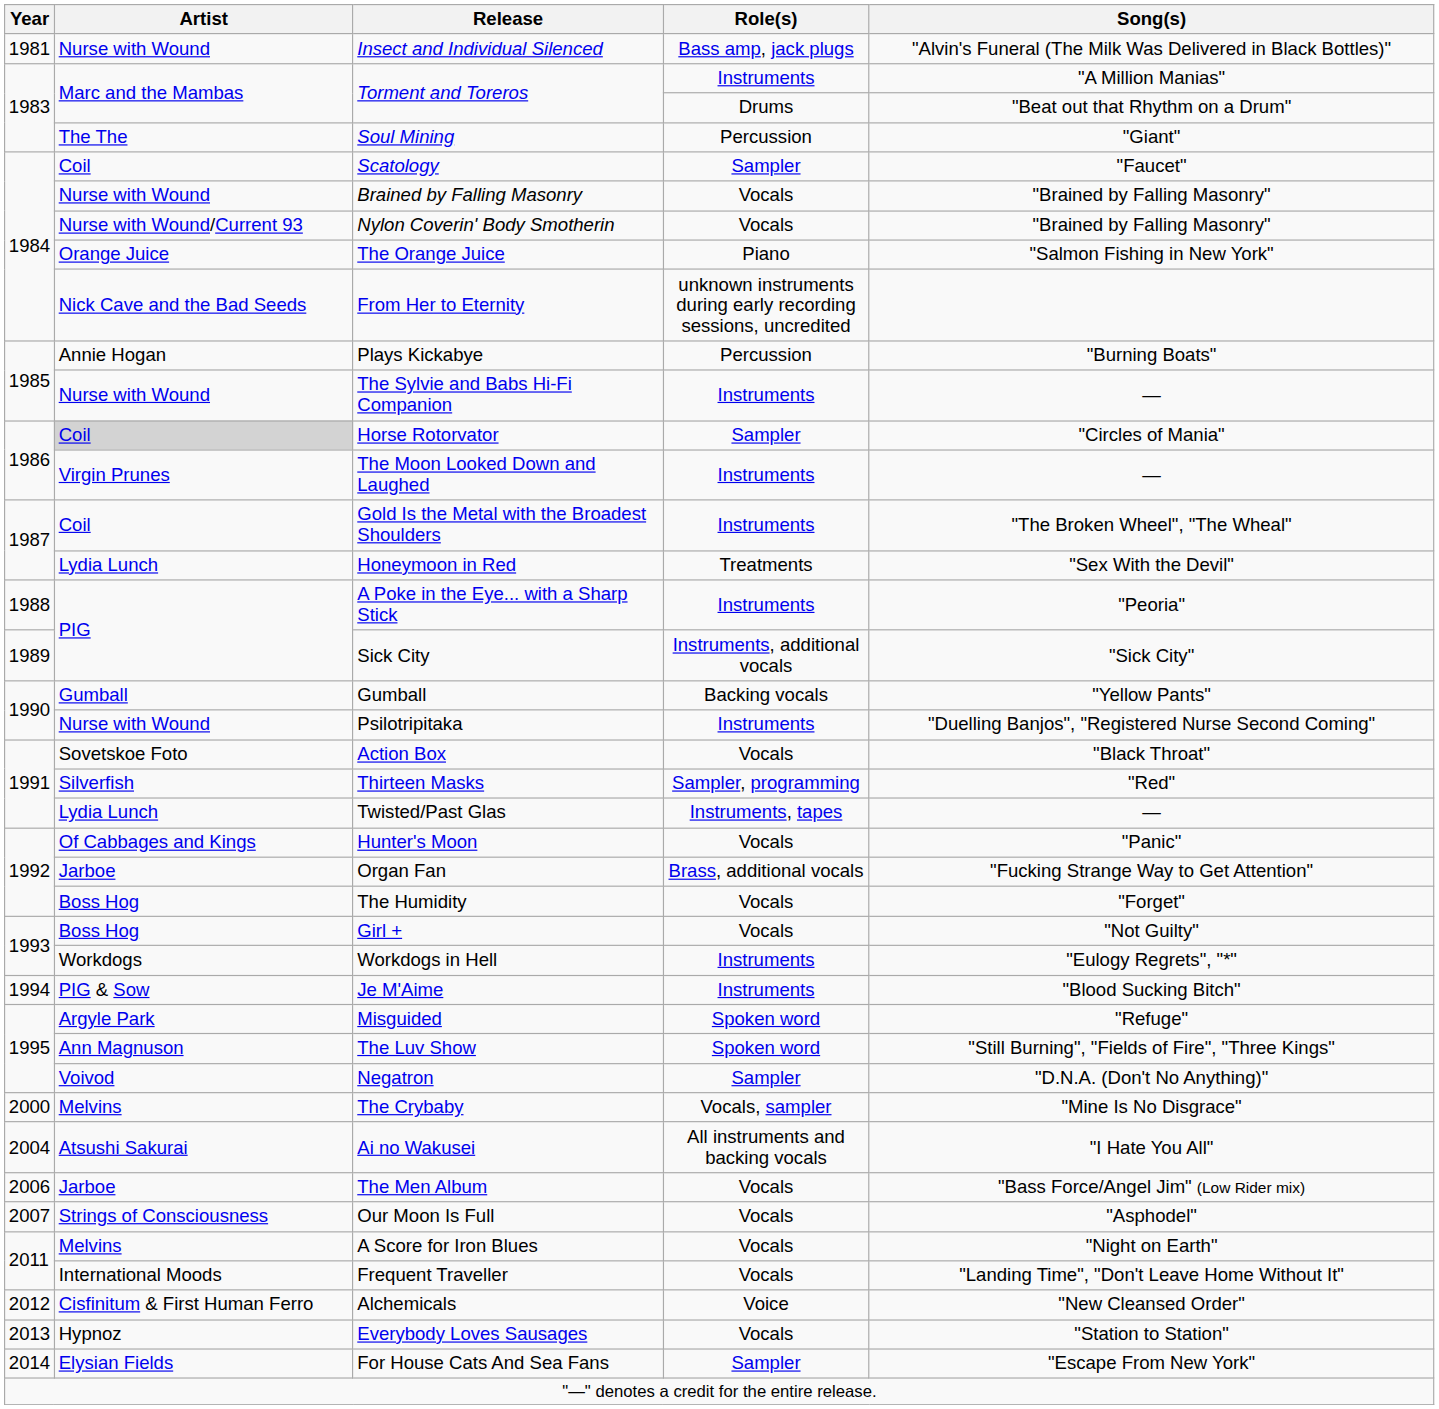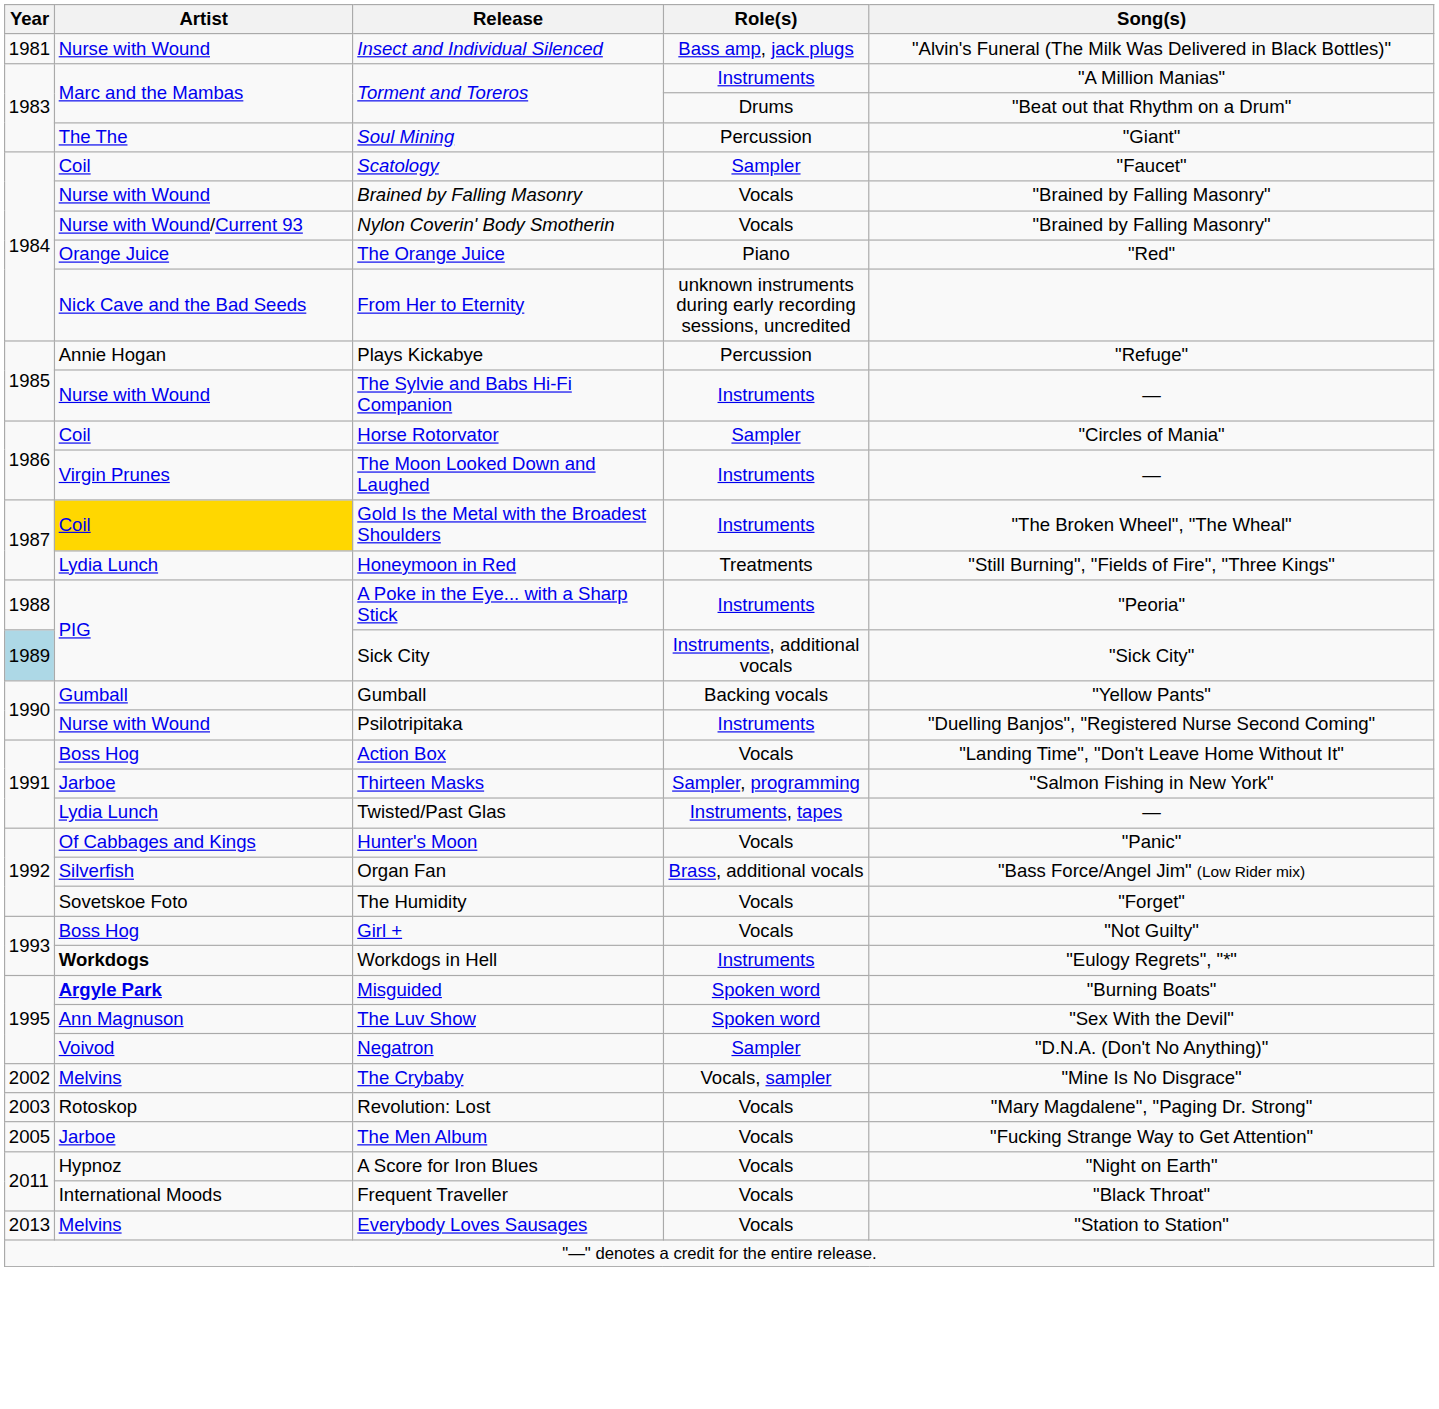(1152, 254) "Salmon Fishing in New York" -> (1152, 254) "Red"
(1152, 355) "Burning Boats" -> (1152, 355) "Refuge"
(75, 435) lightgrey background -> (75, 435) no background
(75, 525) no background -> (75, 525) gold background
(1152, 565) "Sex With the Devil" -> (1152, 565) "Still Burning", "Fields of Fire", "Three Kings"
(30, 655) no background -> (30, 655) lightblue background
(123, 754) Sovetskoe Foto -> (99, 754) Boss Hog
(1152, 754) "Black Throat" -> (1152, 754) "Landing Time", "Don't Leave Home Without It"
(96, 783) Silverfish -> (87, 783) Jarboe
(1152, 783) "Red" -> (1152, 783) "Salmon Fishing in New York"
(87, 871) Jarboe -> (96, 871) Silverfish
(1152, 871) "Fucking Strange Way to Get Attention" -> (1152, 871) "Bass Force/Angel Jim" (Low Rider mix)
(99, 901) Boss Hog -> (123, 901) Sovetskoe Foto
(100, 960) normal -> (104, 960) bold
- row: (400, 989)
(107, 1018) normal -> (110, 989) bold
(1152, 1018) "Refuge" -> (1152, 989) "Burning Boats"
(1152, 1048) "Still Burning", "Fields of Fire", "Three Kings" -> (1152, 1018) "Sex With the Devil"
(30, 1107) 2000 -> (30, 1077) 2002
+ row: (424, 1107)
- row: (416, 1147)
(30, 1187) 2006 -> (30, 1136) 2005
(1152, 1187) "Bass Force/Angel Jim" (Low Rider mix) -> (1152, 1136) "Fucking Strange Way to Get Attention"
- row: (426, 1216)
(90, 1245) Melvins -> (90, 1166) Hypnoz
(1152, 1275) "Landing Time", "Don't Leave Home Without It" -> (1152, 1195) "Black Throat"
- row: (407, 1304)
(90, 1334) Hypnoz -> (90, 1225) Melvins
- row: (483, 1363)
